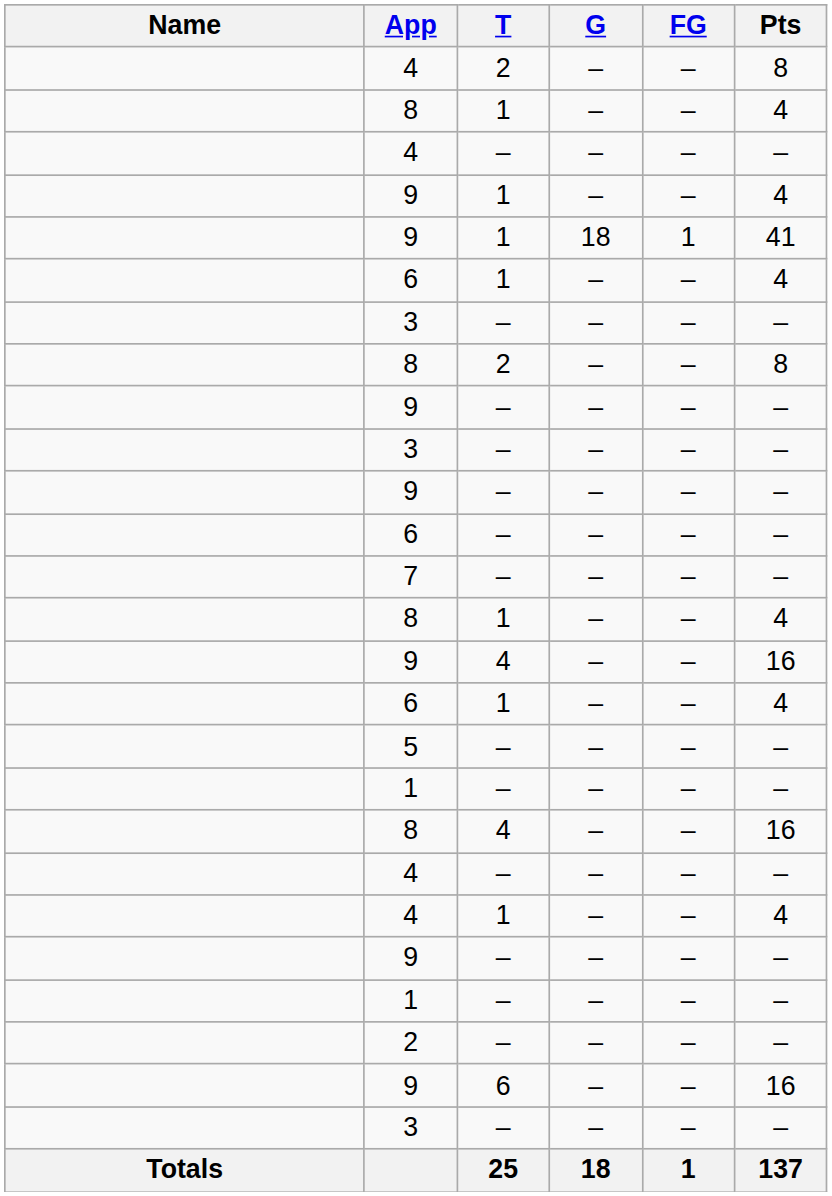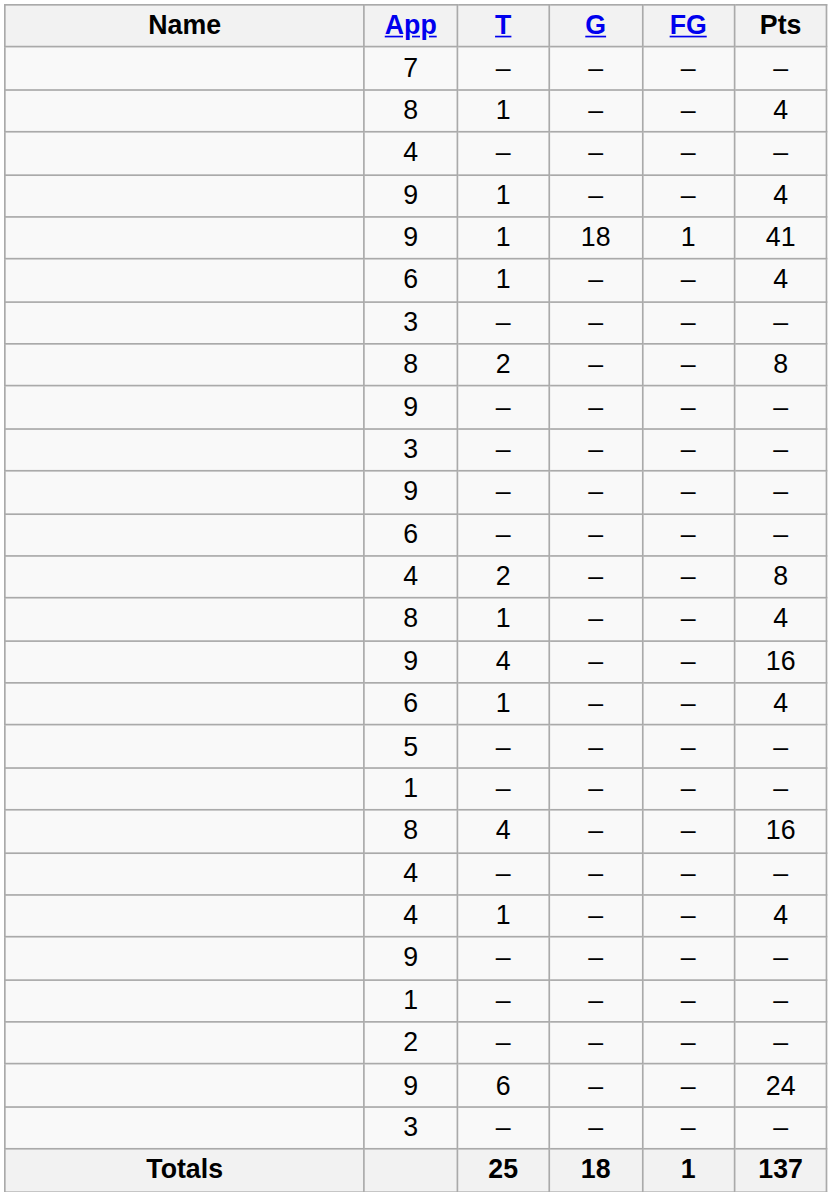rows swapped: (411, 576) <-> (411, 68)
(781, 1085) 16 -> (781, 1085) 24
